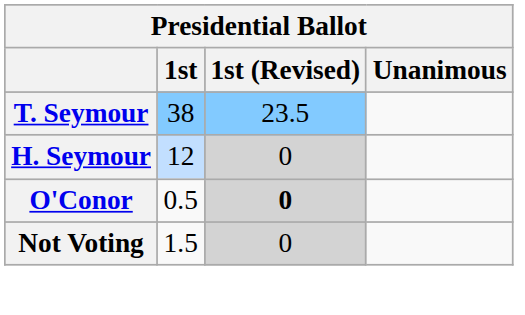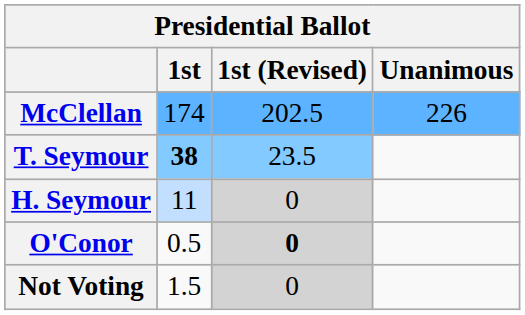+ row: (81, 112)
(181, 112) normal -> (184, 156) bold
(181, 156) 12 -> (184, 199) 11
